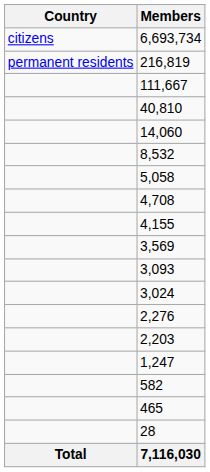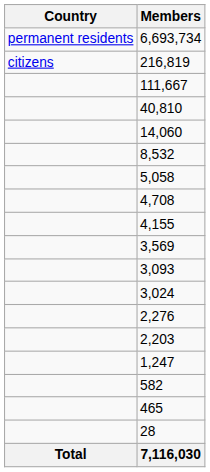(31, 39) citizens -> (71, 39) permanent residents
(71, 62) permanent residents -> (31, 62) citizens
